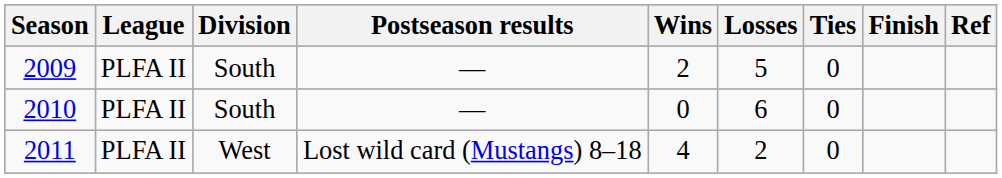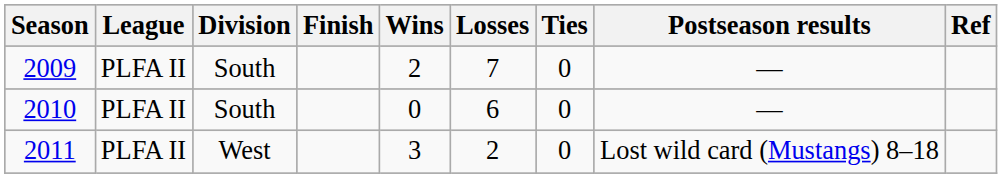columns swapped: (904, 25) <-> (472, 25)
(761, 67) 5 -> (493, 67) 7
(683, 151) 4 -> (415, 151) 3
